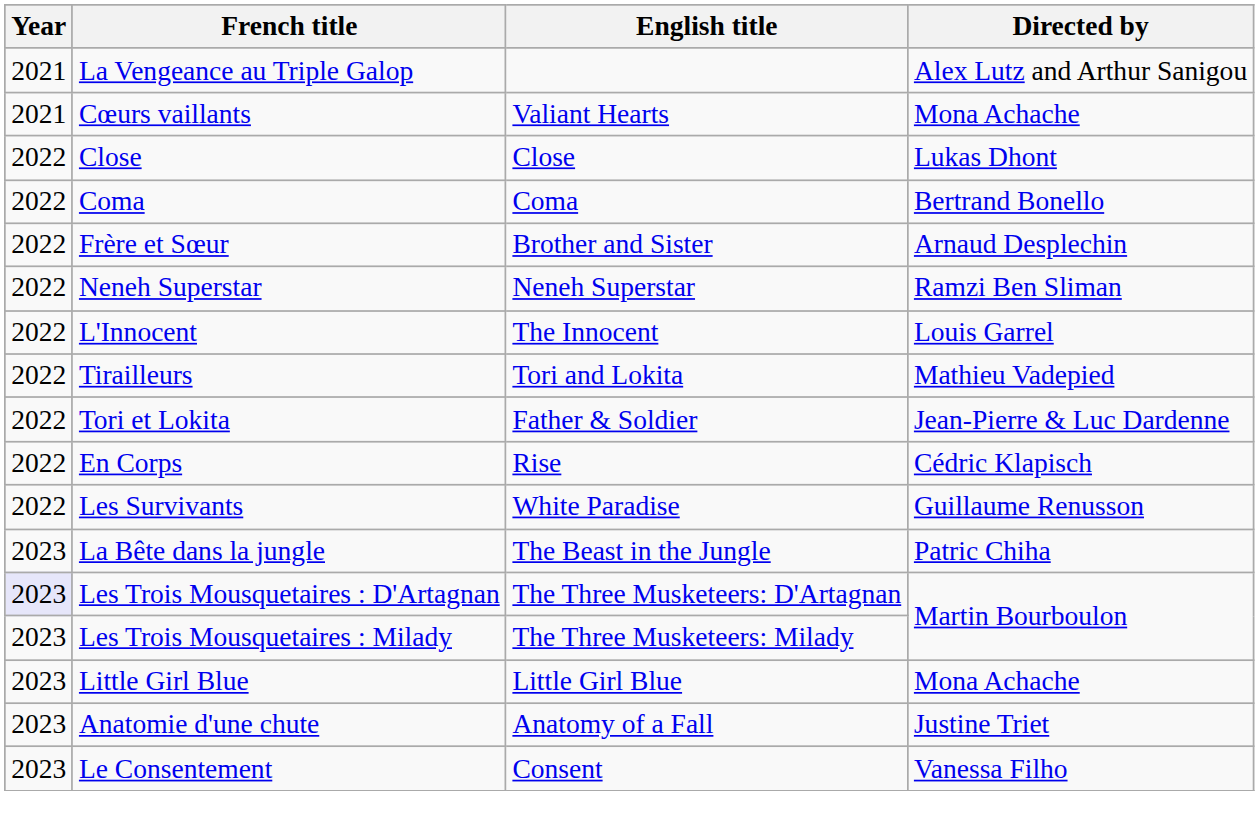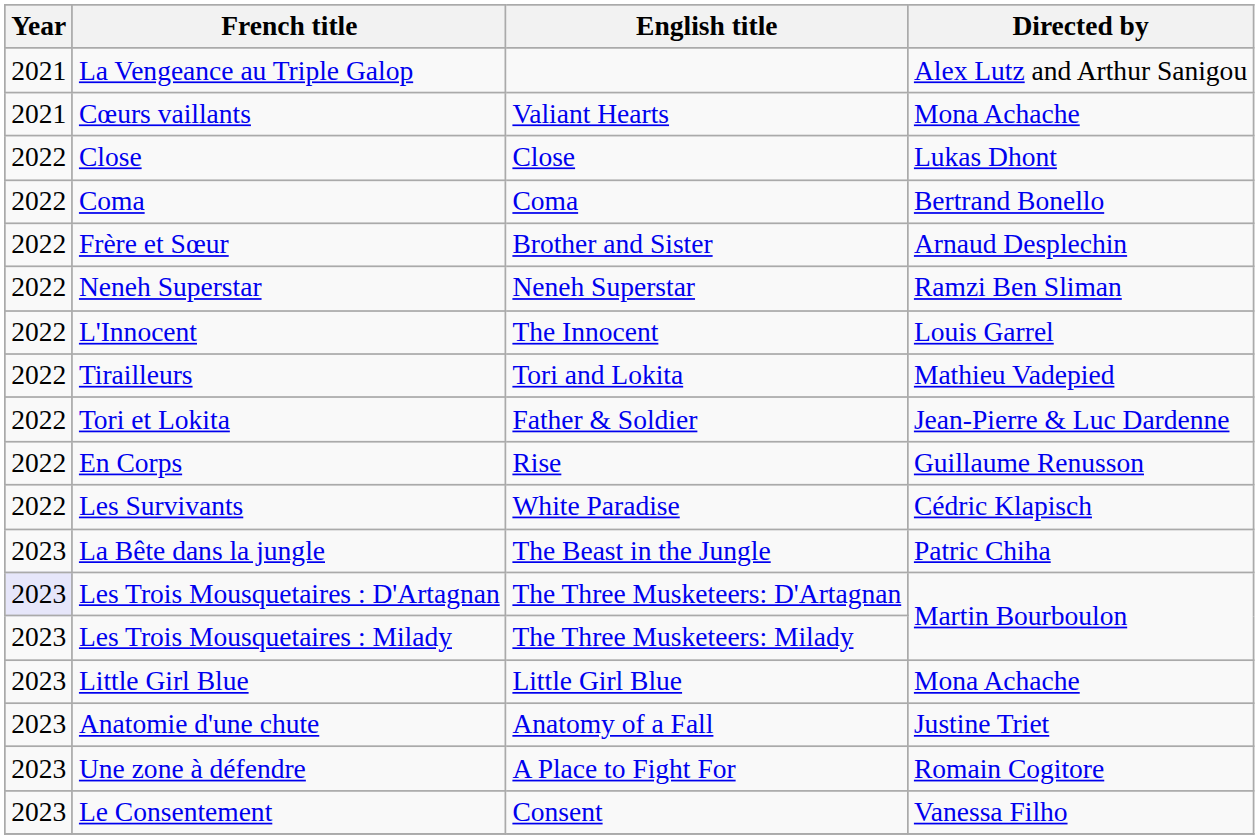(1003, 462) Cédric Klapisch -> (1029, 462) Guillaume Renusson
(1029, 506) Guillaume Renusson -> (1003, 506) Cédric Klapisch
+ row: (192, 768)
